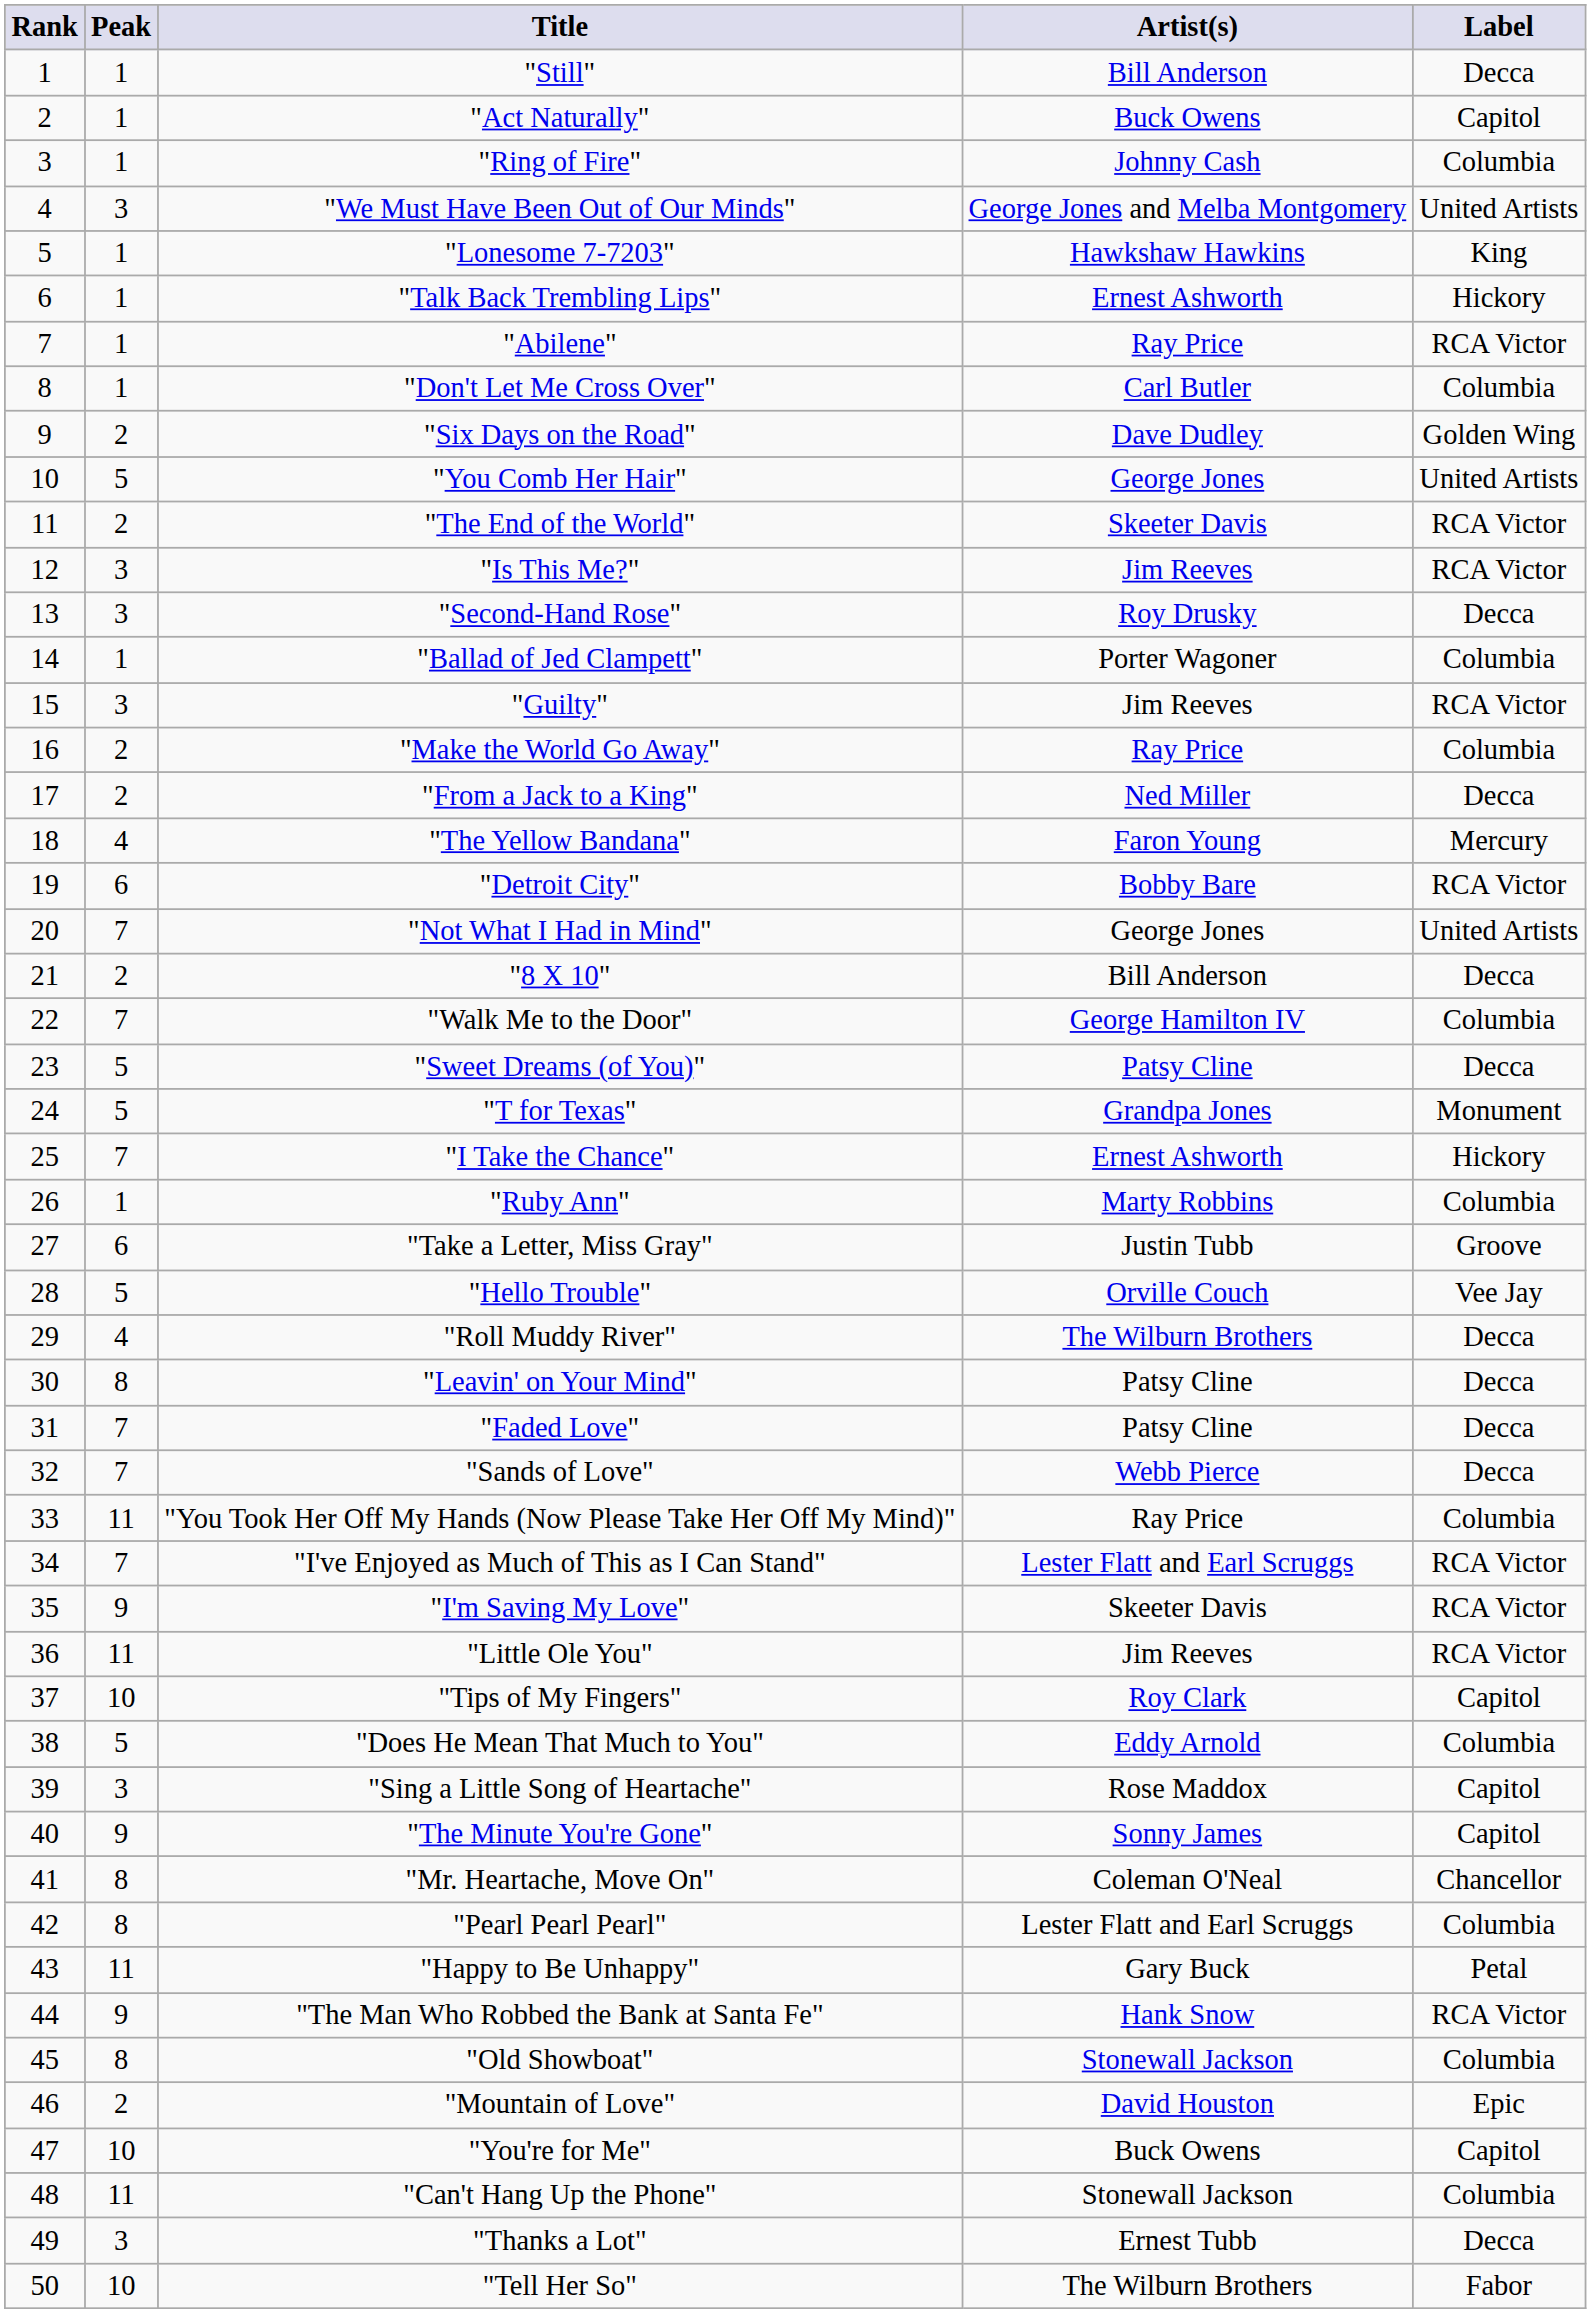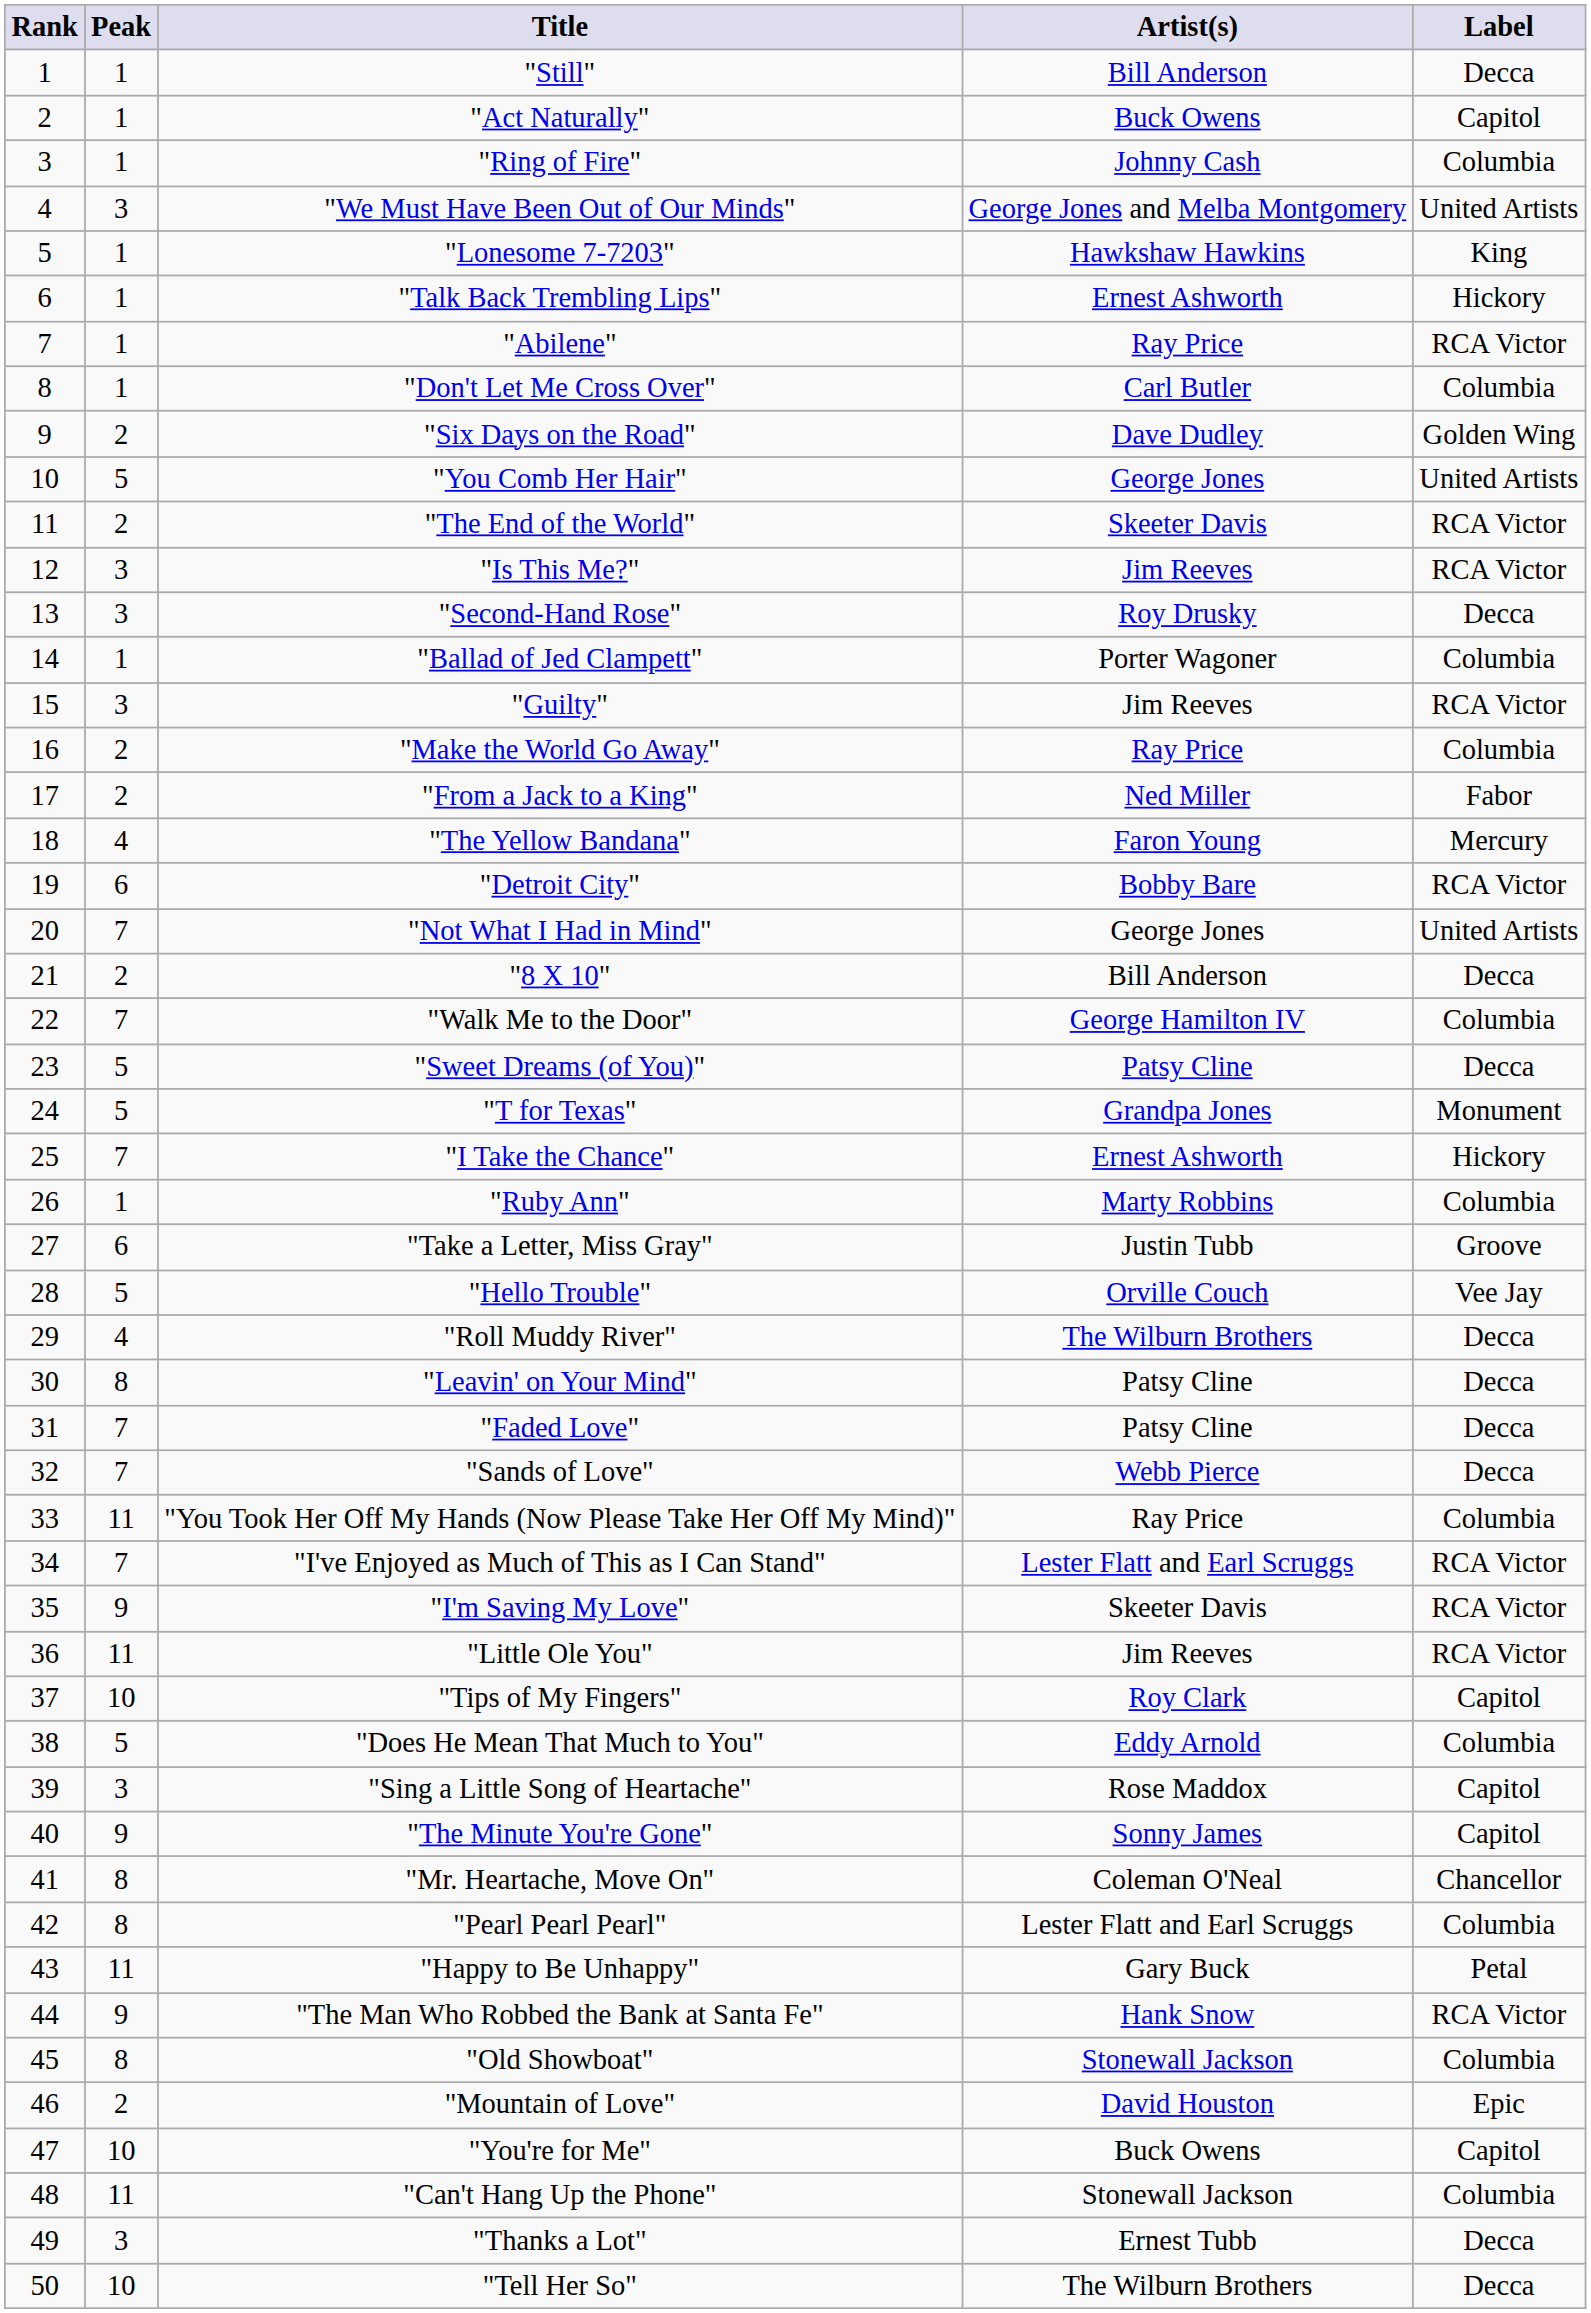(1499, 794) Decca -> (1499, 794) Fabor
(1499, 2285) Fabor -> (1499, 2285) Decca
